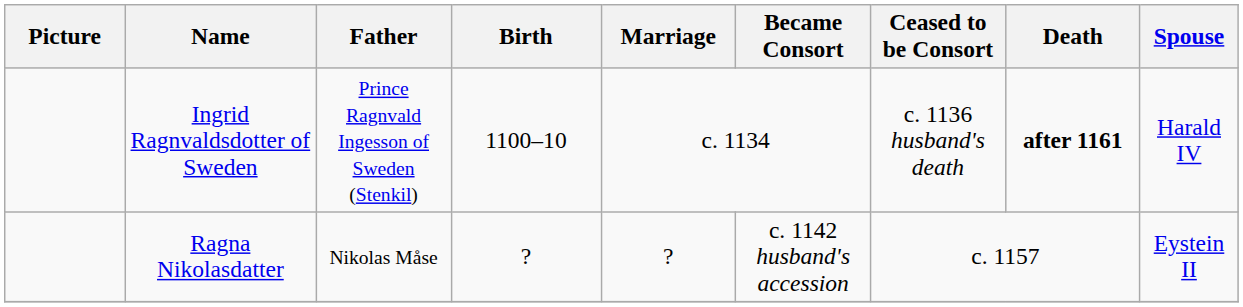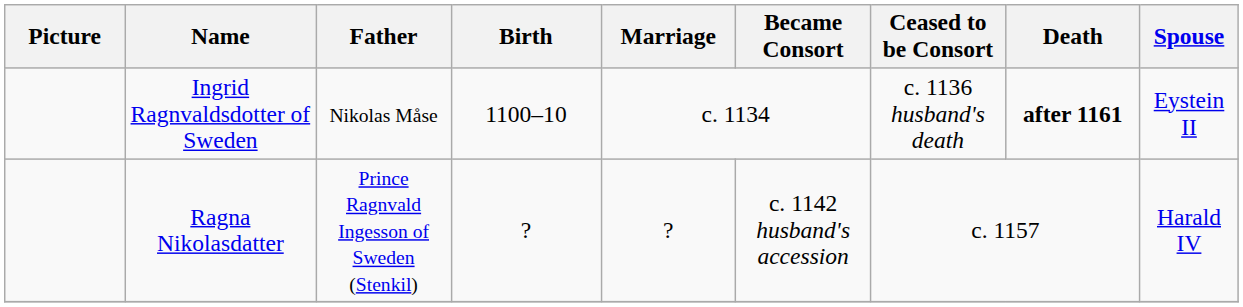(384, 141) Prince Ragnvald Ingesson of Sweden (Stenkil) -> (384, 114) Nikolas Måse
(1189, 139) Harald IV -> (1189, 113) Eystein II
(384, 257) Nikolas Måse -> (384, 231) Prince Ragnvald Ingesson of Sweden (Stenkil)
(1189, 256) Eystein II -> (1189, 230) Harald IV
